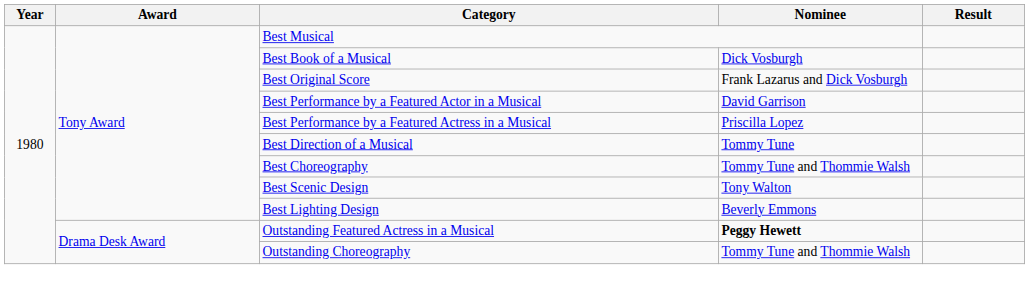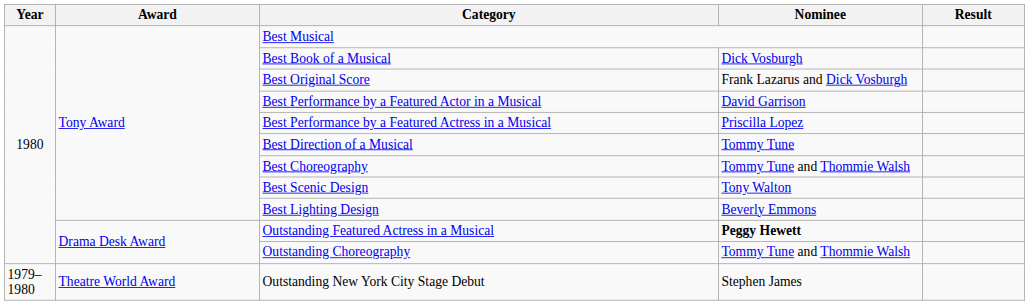+ row: (374, 281)
